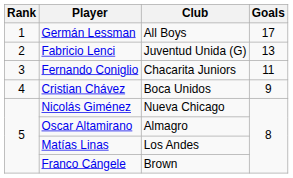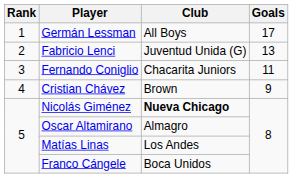(177, 88) Boca Unidos -> (161, 88) Brown
(184, 107) normal -> (186, 107) bold
(161, 164) Brown -> (177, 164) Boca Unidos
